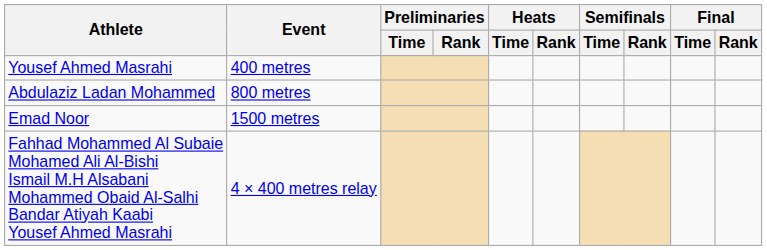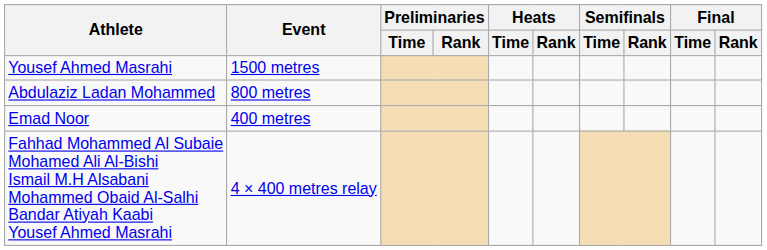(271, 68) 400 metres -> (275, 68) 1500 metres
(275, 119) 1500 metres -> (271, 119) 400 metres
